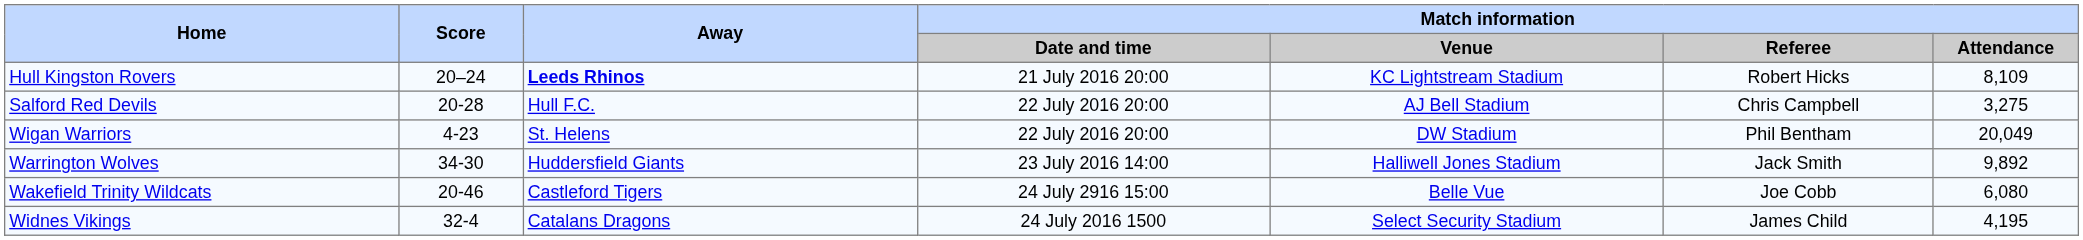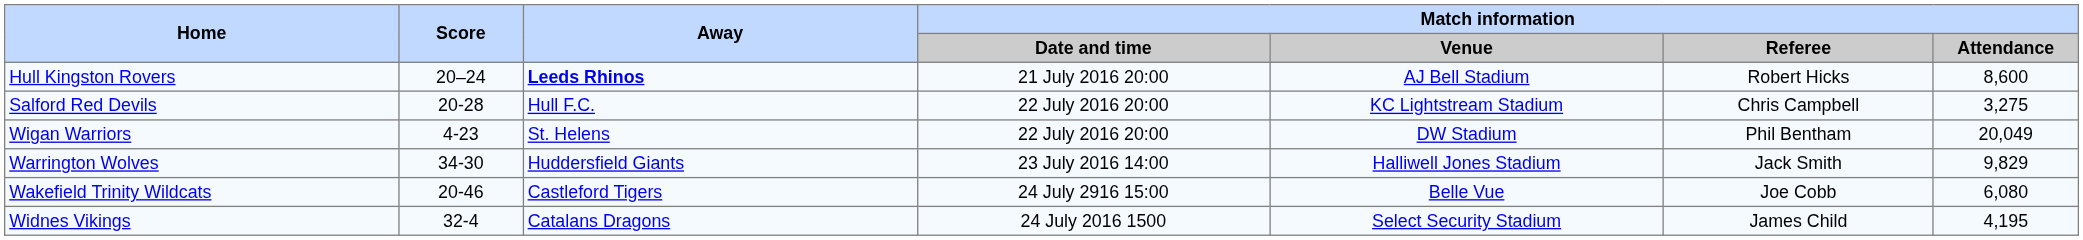(1467, 77) KC Lightstream Stadium -> (1467, 77) AJ Bell Stadium
(2006, 77) 8,109 -> (2006, 77) 8,600
(1467, 106) AJ Bell Stadium -> (1467, 106) KC Lightstream Stadium
(2006, 163) 9,892 -> (2006, 163) 9,829
